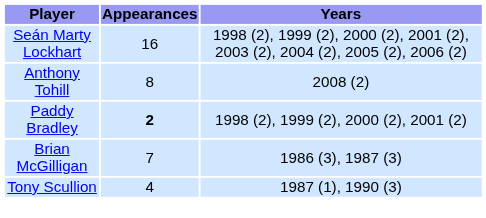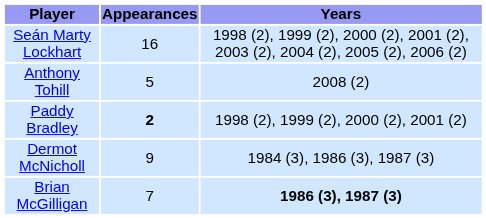(150, 81) 8 -> (150, 81) 5
+ row: (52, 157)
(341, 157) normal -> (341, 195) bold
- row: (52, 187)
